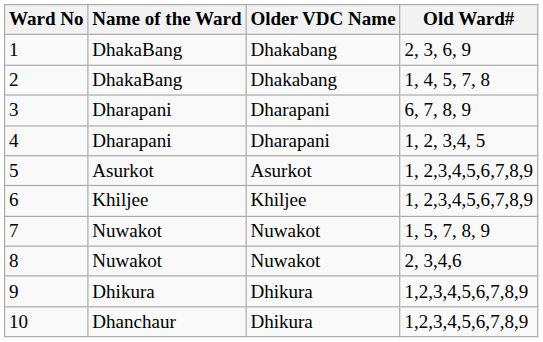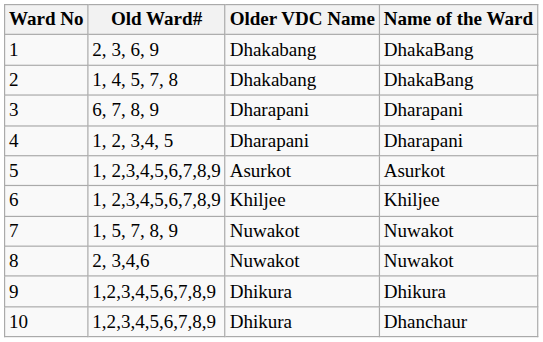columns swapped: (167, 19) <-> (469, 19)
